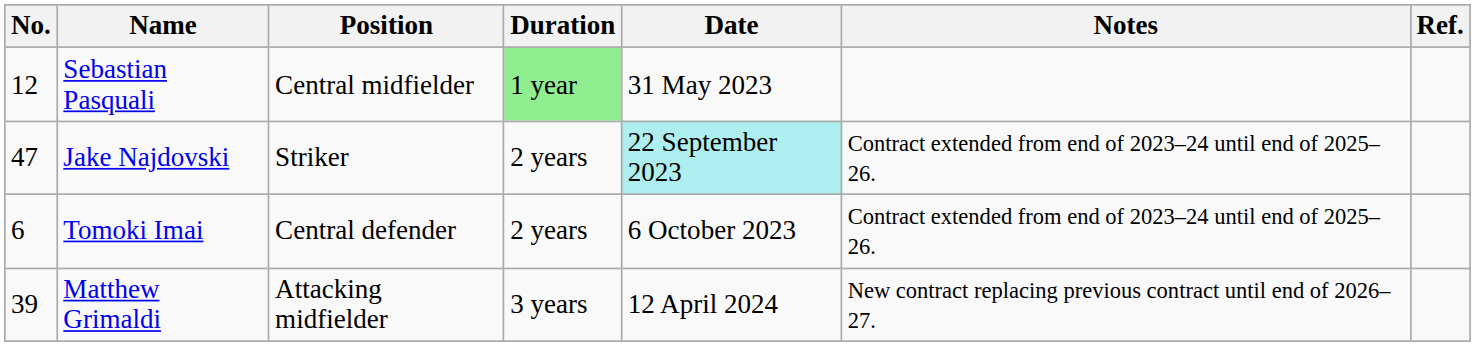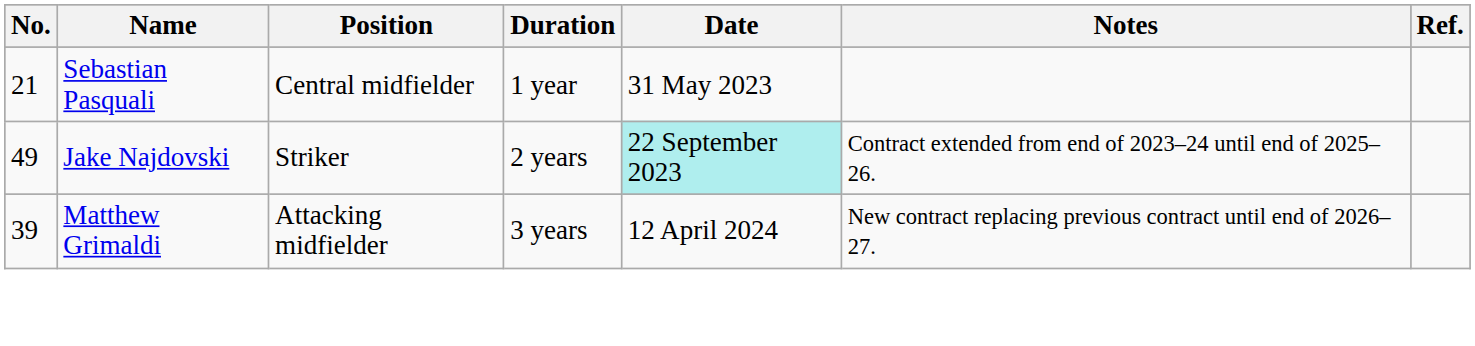(25, 84) 12 -> (25, 84) 21
(544, 84) lightgreen background -> (544, 84) no background
(25, 157) 47 -> (25, 157) 49
- row: (133, 230)
